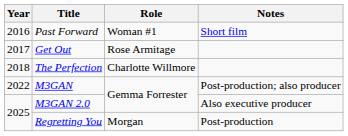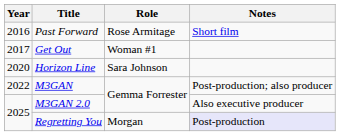(132, 31) Woman #1 -> (141, 31) Rose Armitage
(141, 49) Rose Armitage -> (132, 49) Woman #1
- row: (69, 67)
+ row: (65, 67)
(237, 121) no background -> (229, 121) lavender background
